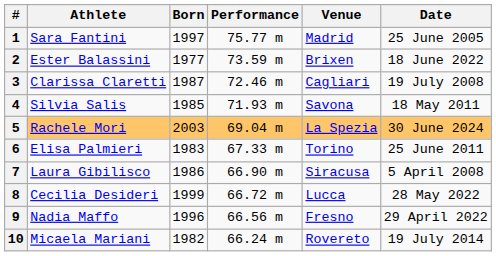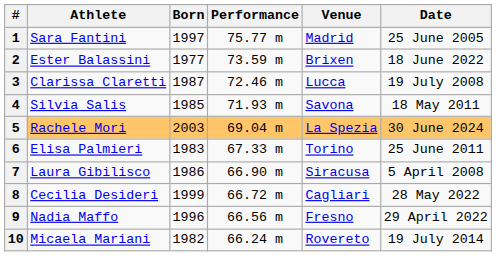(337, 83) Cagliari -> (325, 83) Lucca
(325, 195) Lucca -> (337, 195) Cagliari
